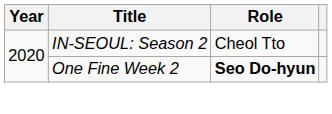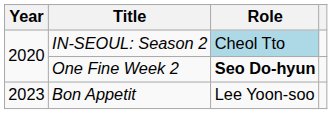(250, 43) no background -> (250, 43) lightblue background
+ row: (94, 95)
